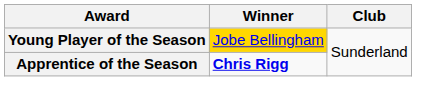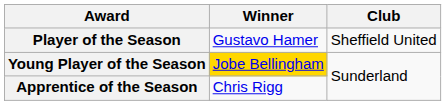+ row: (107, 40)
(251, 64) bold -> (248, 87) normal
